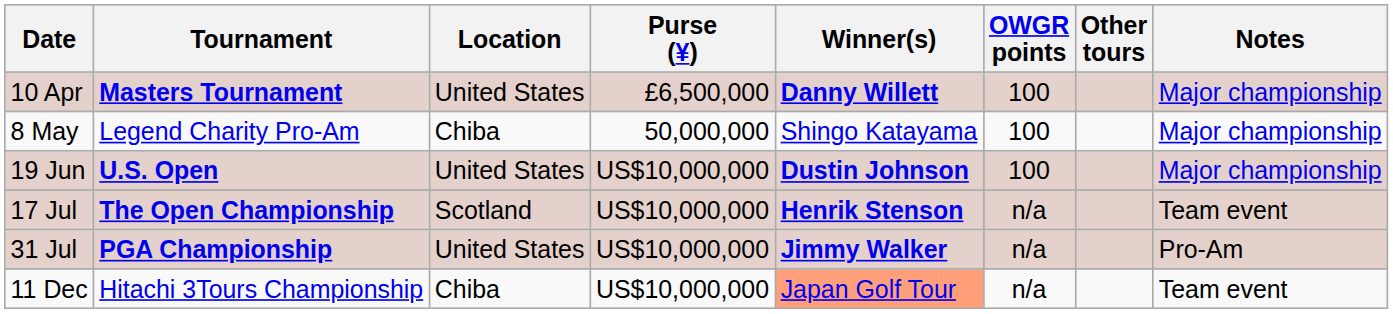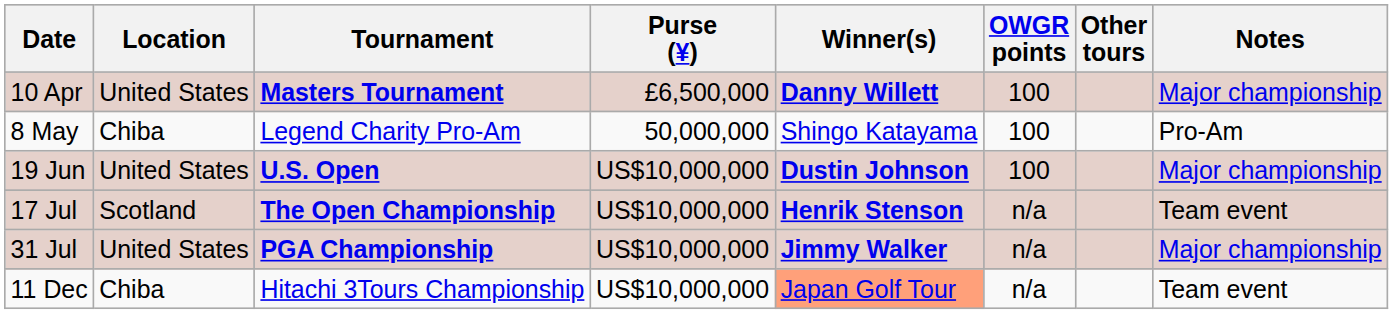columns swapped: (261, 39) <-> (510, 39)
(1270, 132) Major championship -> (1201, 132) Pro-Am
(1201, 250) Pro-Am -> (1270, 250) Major championship
